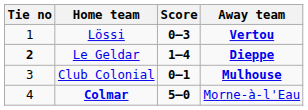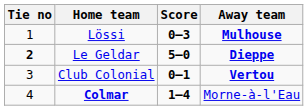(252, 35) Vertou -> (252, 35) Mulhouse
(179, 55) 1–4 -> (179, 55) 5–0
(252, 75) Mulhouse -> (252, 75) Vertou
(179, 95) 5–0 -> (179, 95) 1–4
